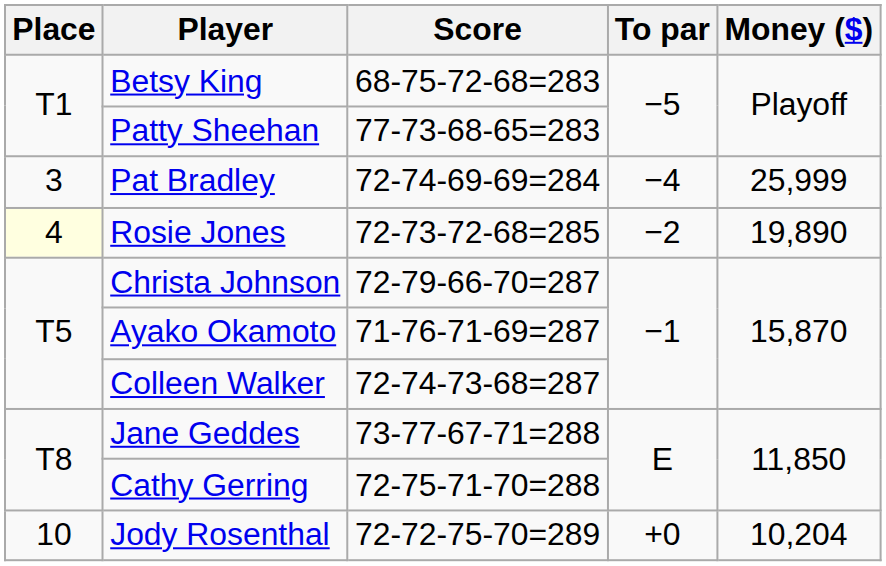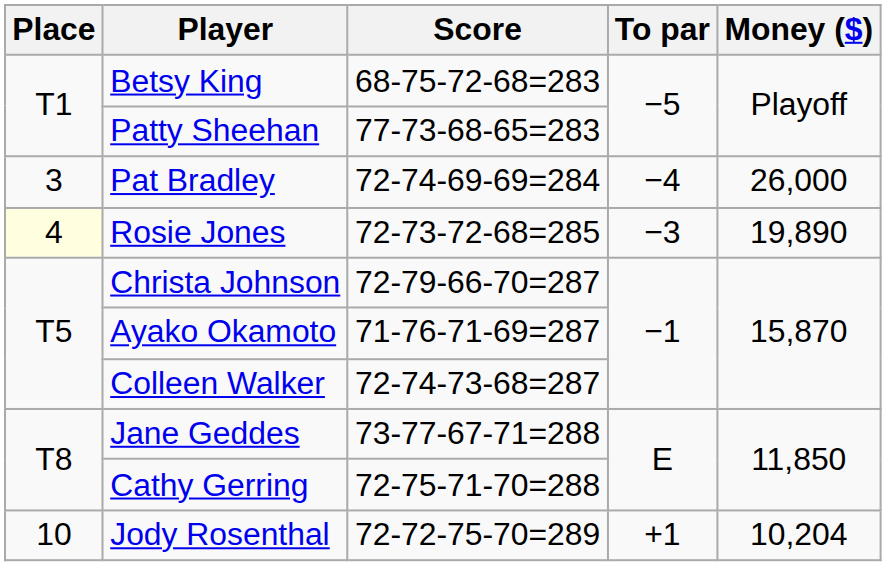(799, 181) 25,999 -> (799, 181) 26,000
(662, 231) −2 -> (662, 231) −3
(662, 534) +0 -> (662, 534) +1
